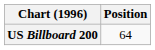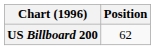(126, 34) 64 -> (126, 34) 62
